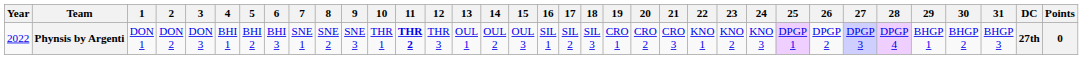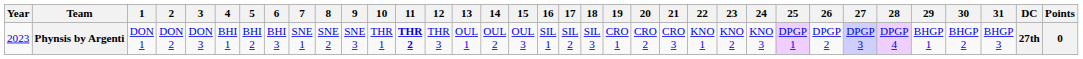(18, 38) 2022 -> (18, 38) 2023
